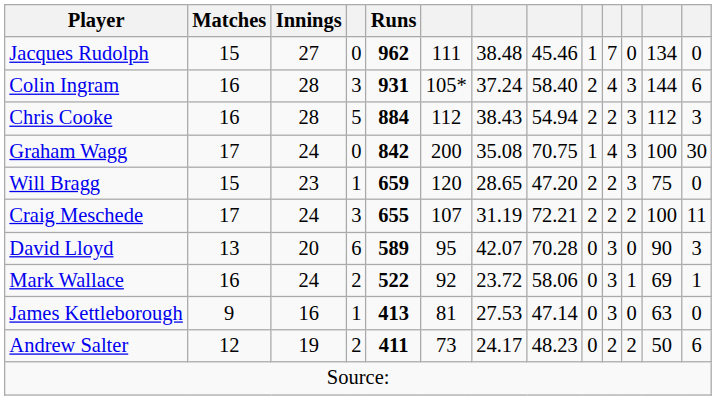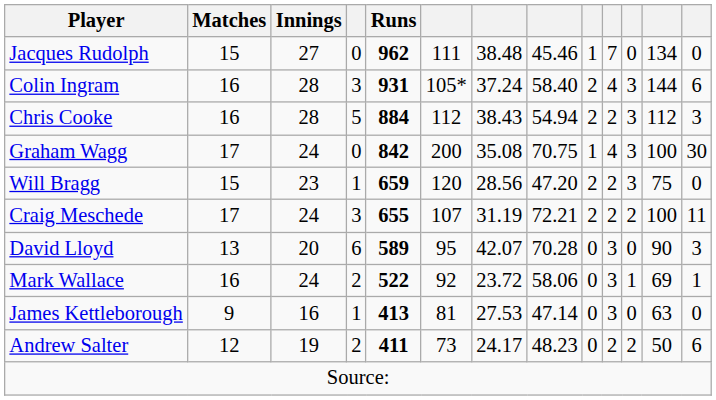(499, 183) 28.65 -> (499, 183) 28.56
